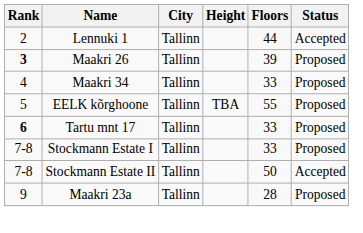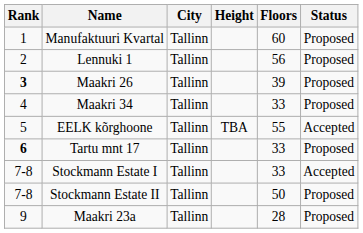+ row: (105, 38)
(270, 38) 44 -> (279, 60) 56
(320, 38) Accepted -> (329, 60) Proposed
(320, 105) Proposed -> (329, 127) Accepted
(320, 150) Proposed -> (329, 172) Accepted
(320, 172) Accepted -> (329, 194) Proposed
